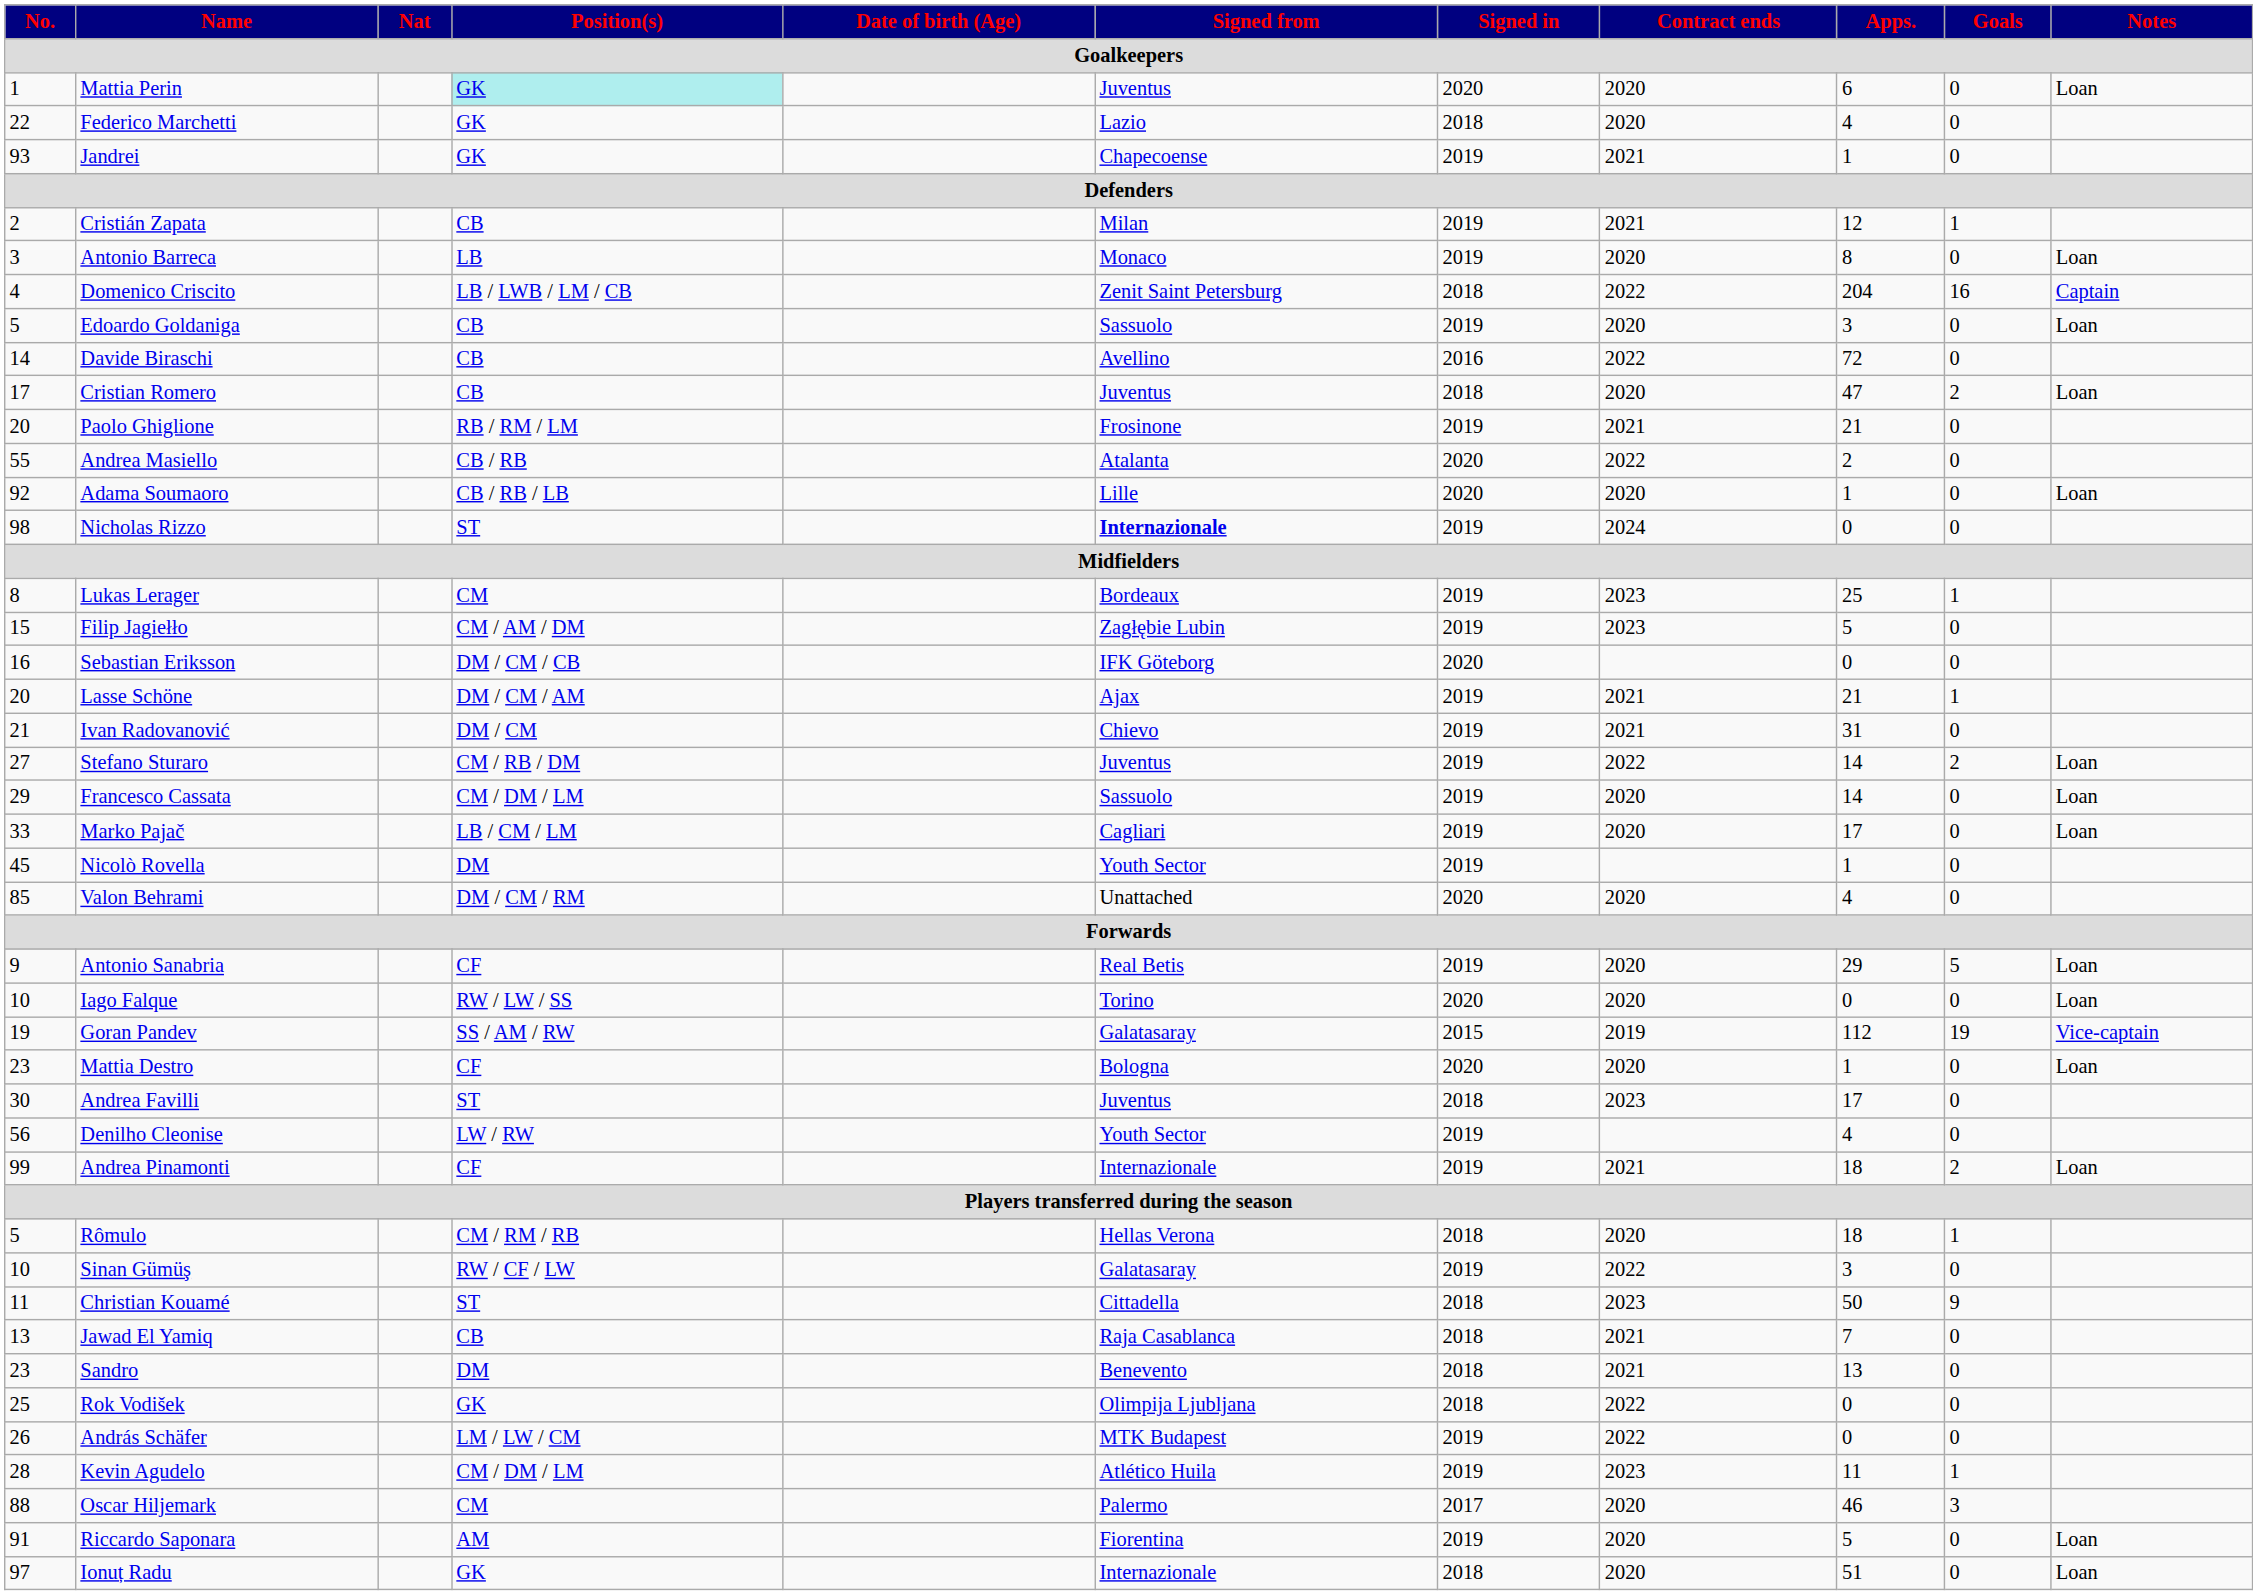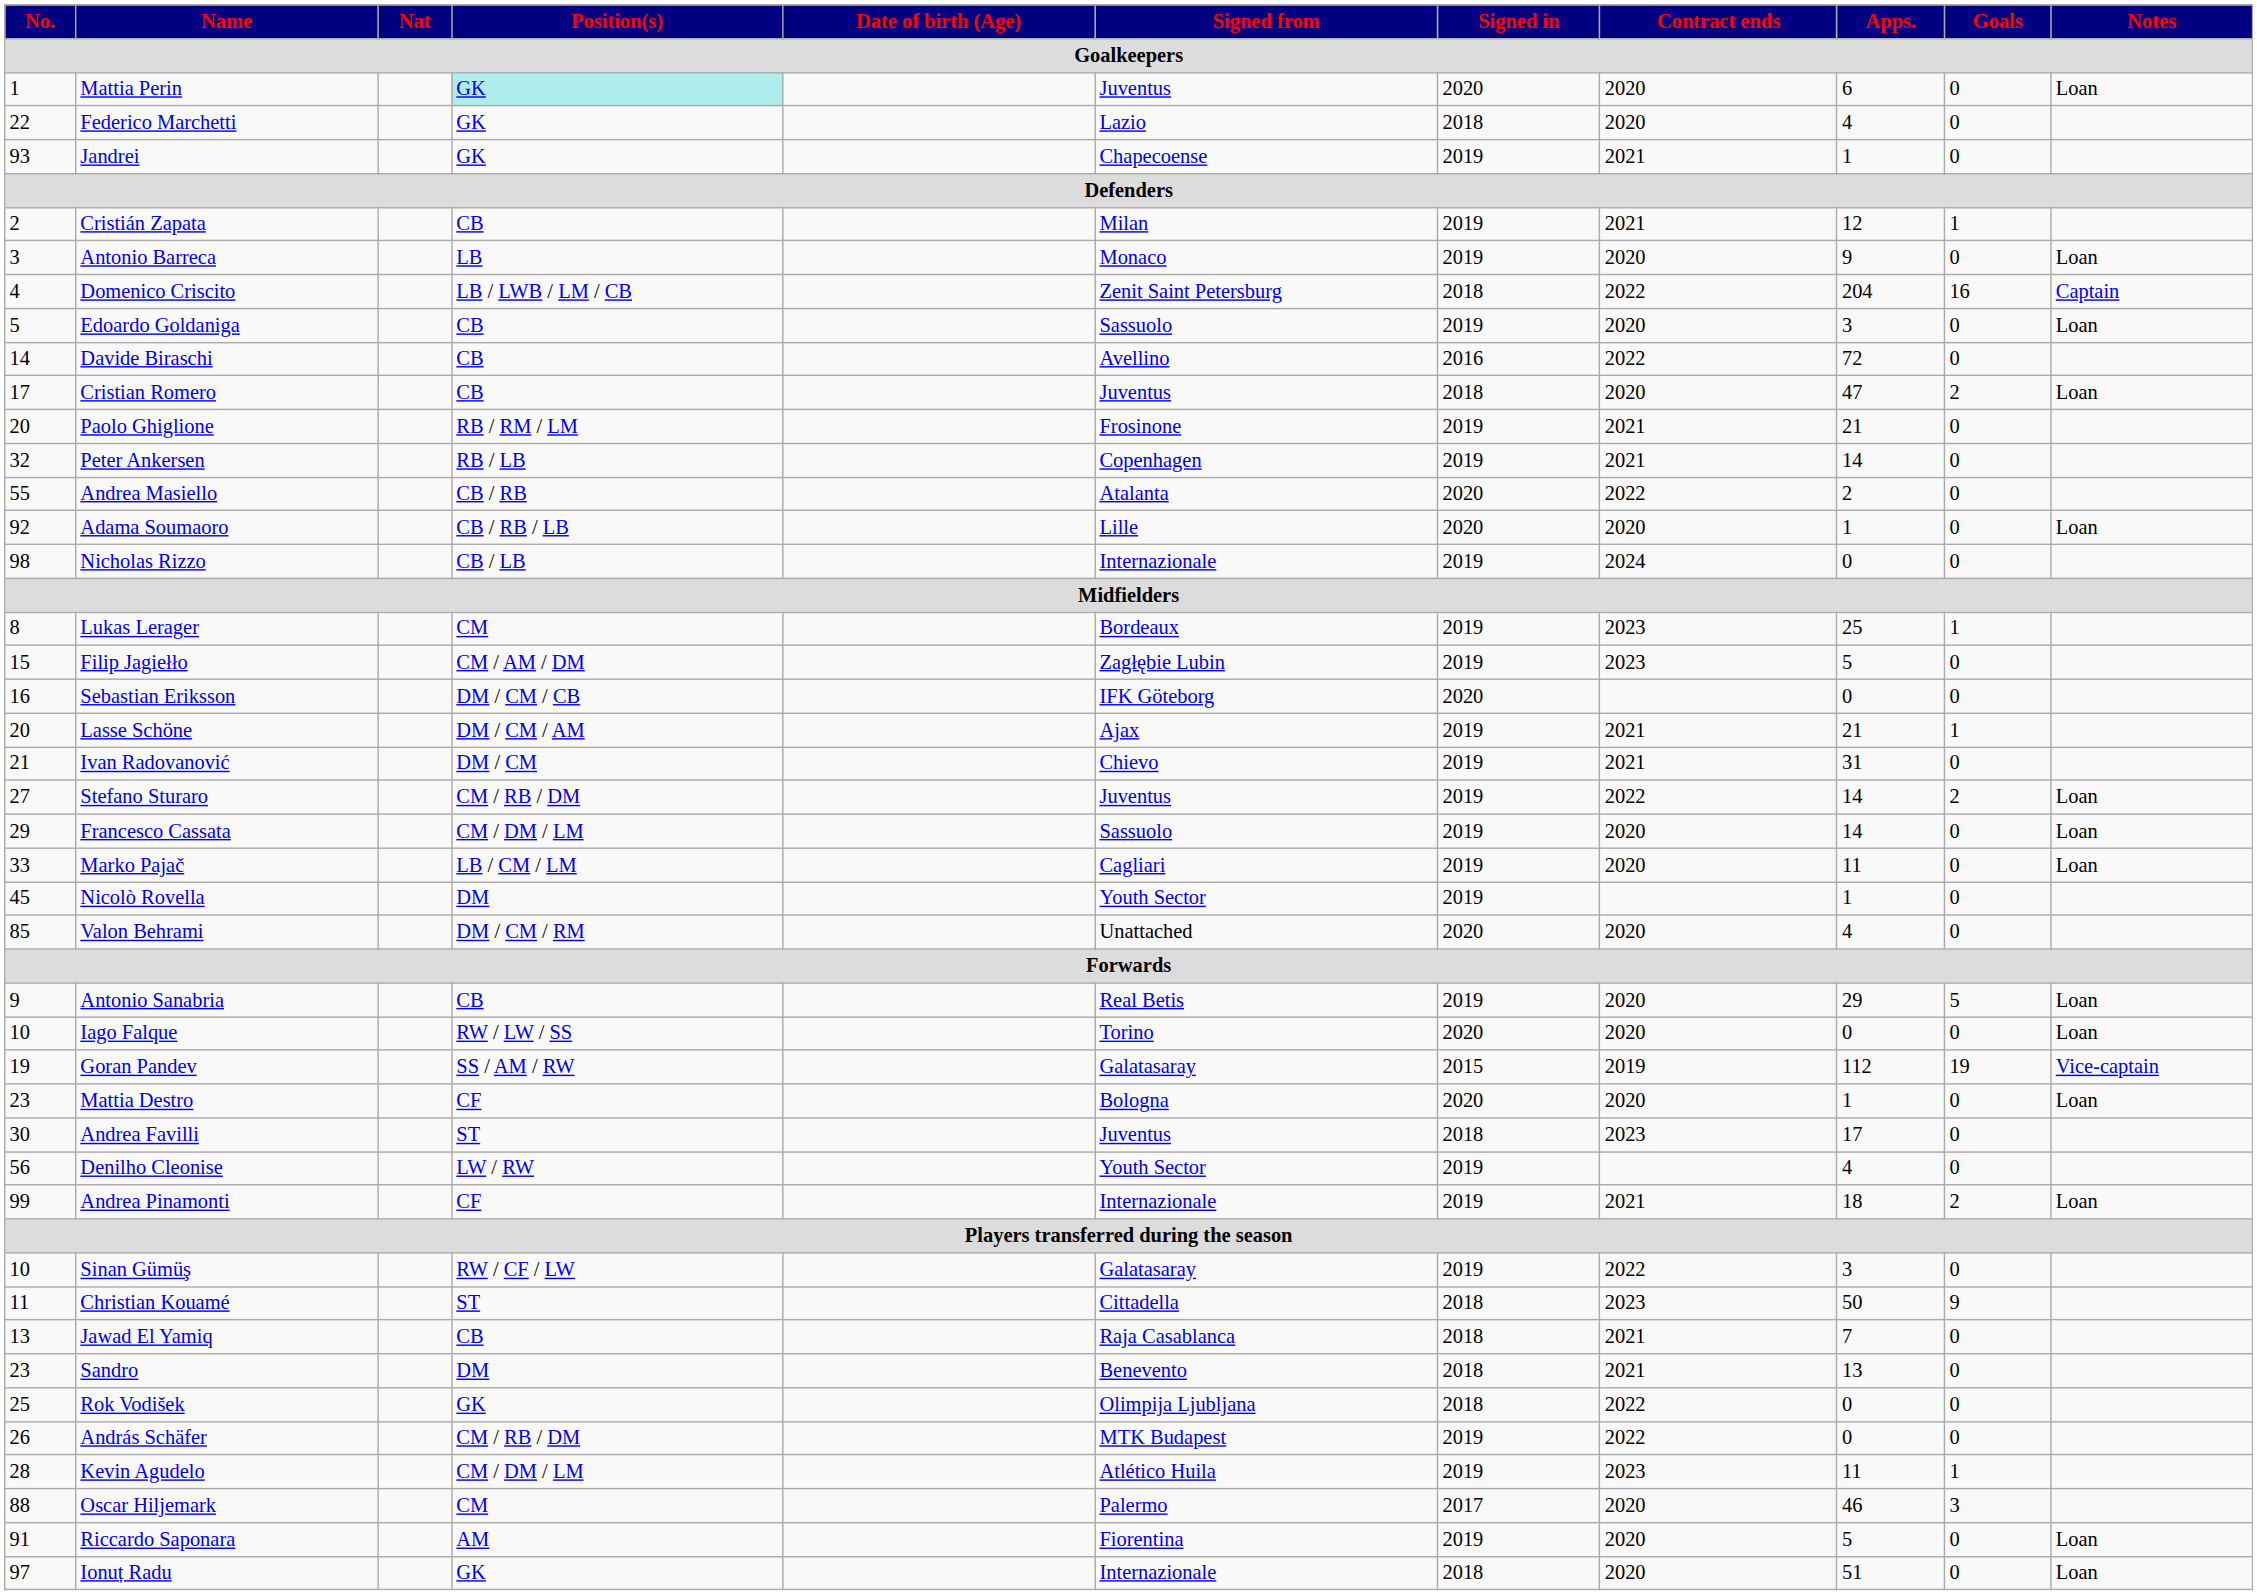(1847, 257) 8 -> (1847, 257) 9
+ row: (143, 460)
(468, 527) ST -> (491, 561) CB / LB
(1163, 527) bold -> (1158, 561) normal
(1852, 831) 17 -> (1852, 864) 11
(469, 966) CF -> (470, 999) CB
- row: (113, 1235)
(518, 1438) LM / LW / CM -> (518, 1438) CM / RB / DM
